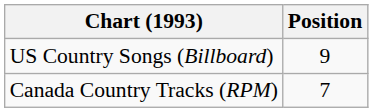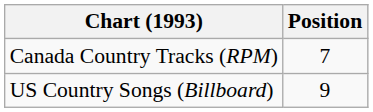rows swapped: (144, 90) <-> (142, 55)
